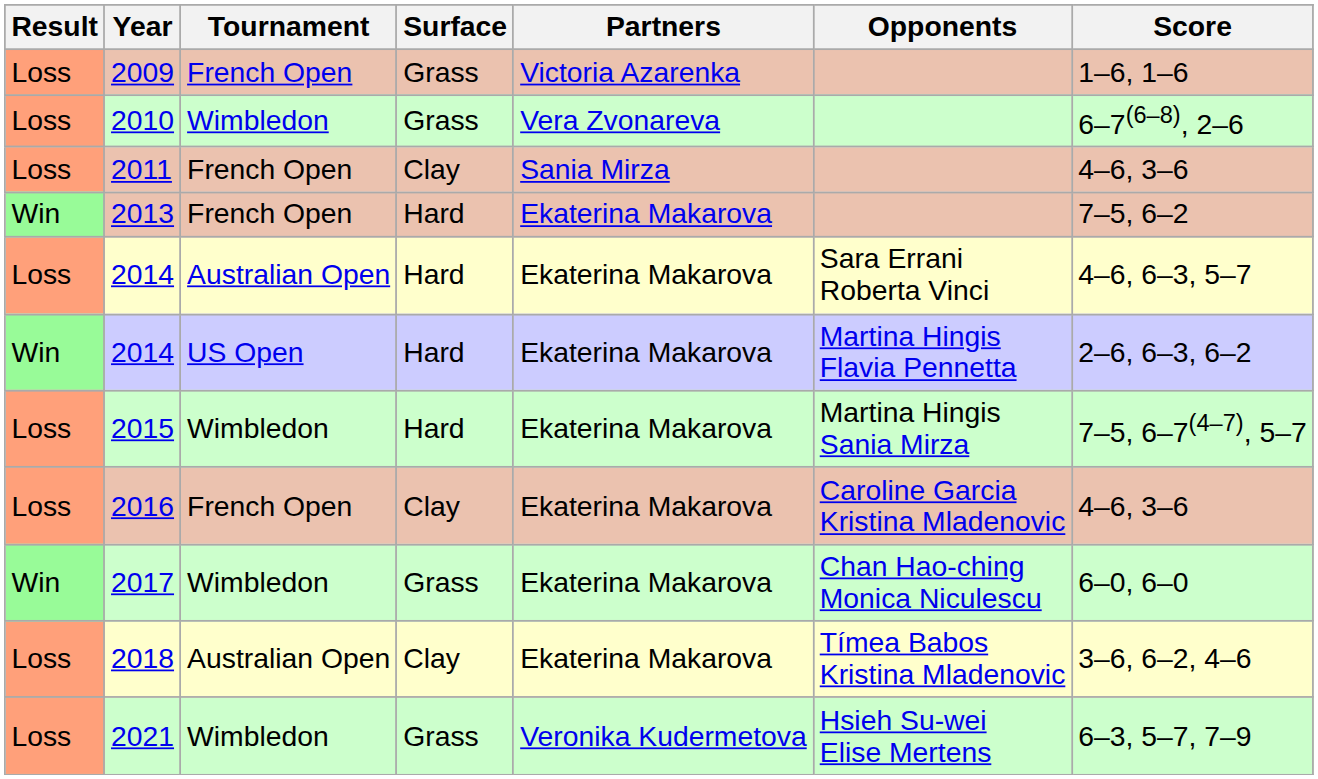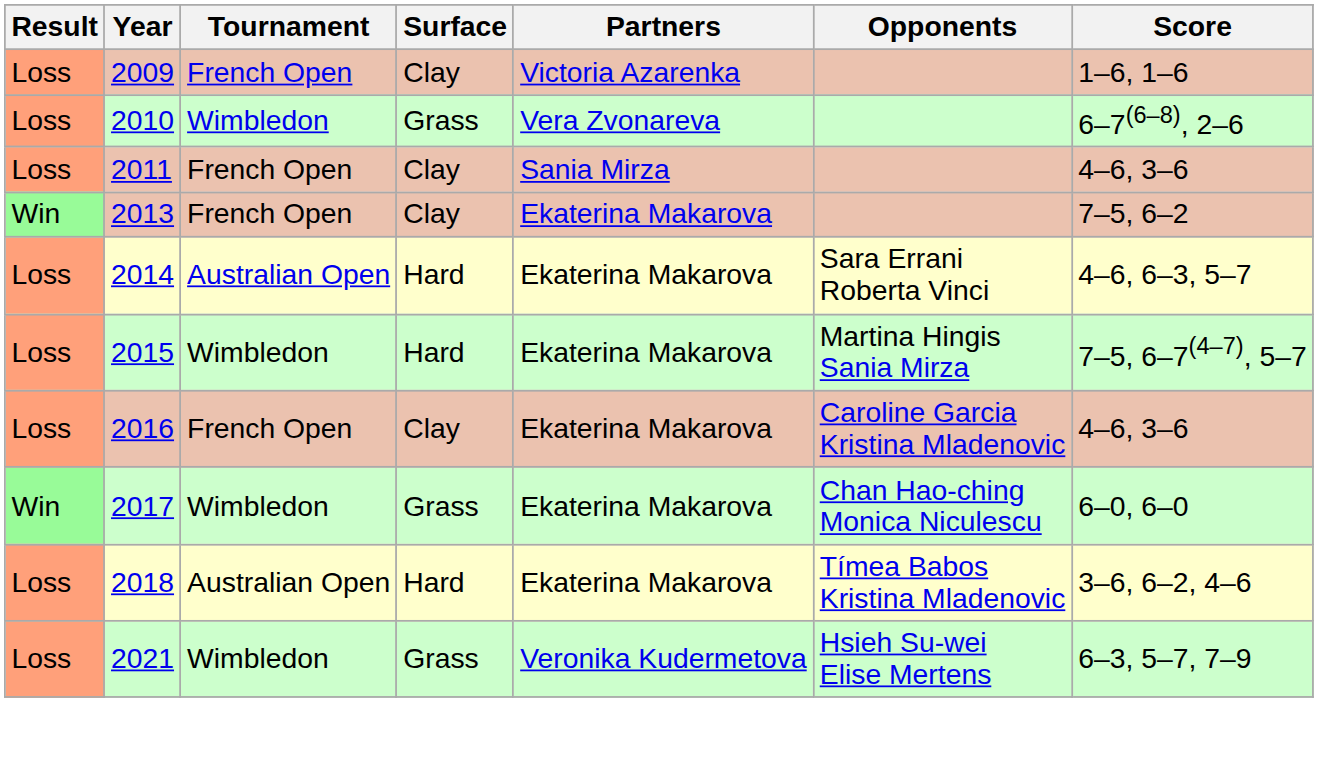(441, 71) Grass -> (432, 71) Clay
(434, 214) Hard -> (432, 214) Clay
- row: (143, 351)
(432, 658) Clay -> (434, 582) Hard
